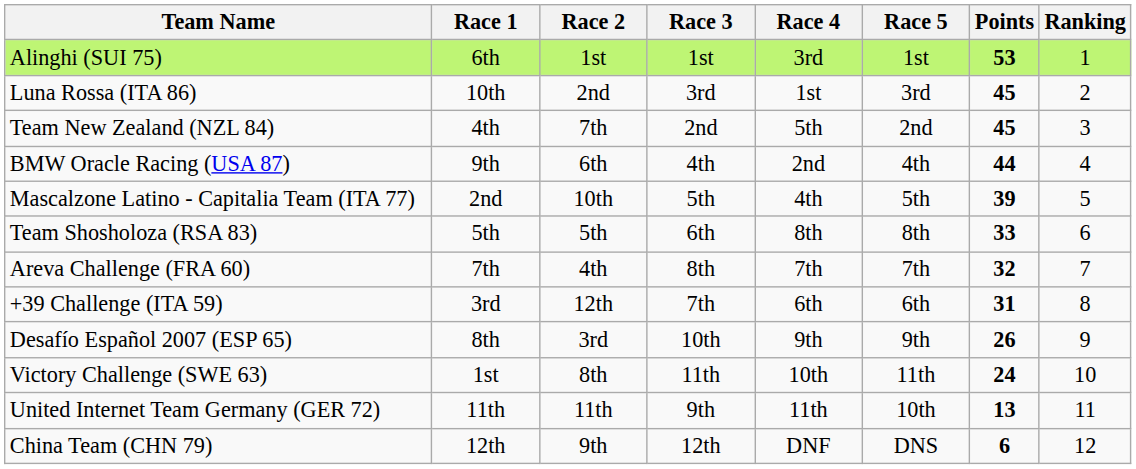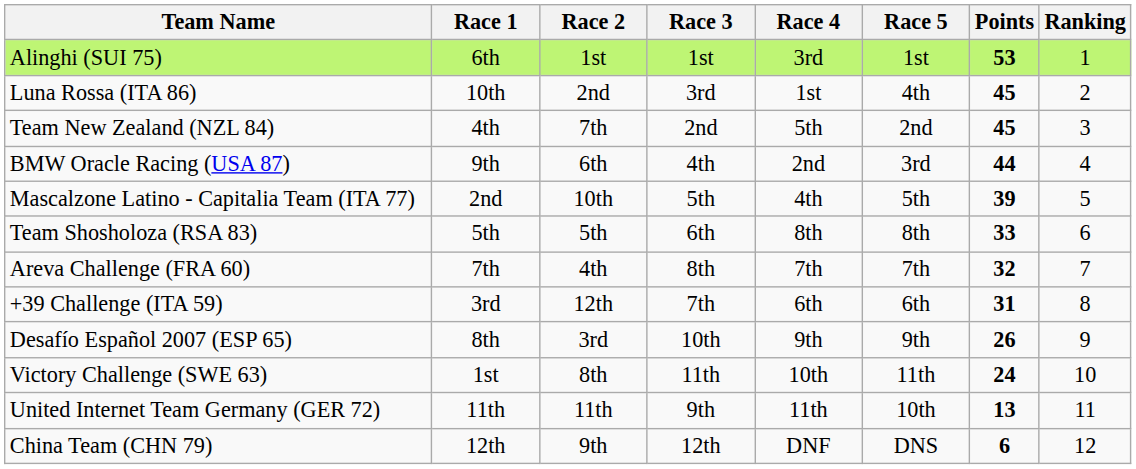(916, 92) 3rd -> (916, 92) 4th
(916, 163) 4th -> (916, 163) 3rd
